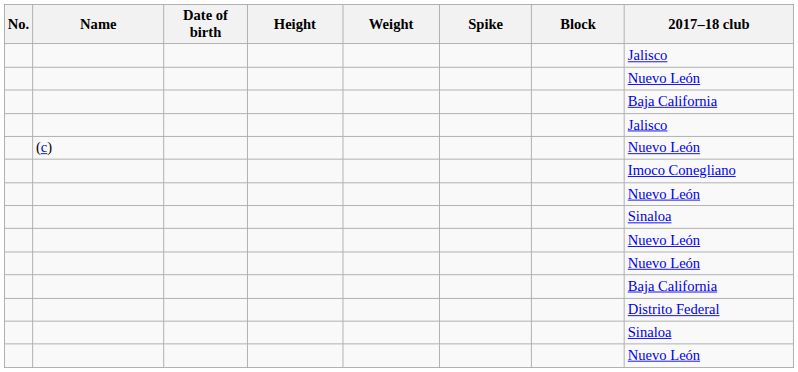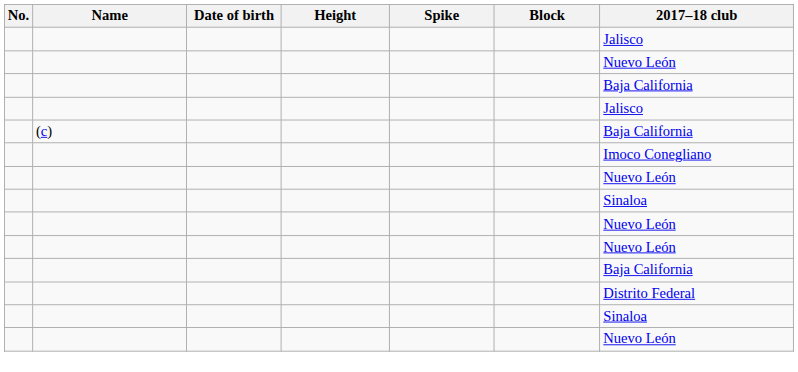- column: (391, 24)
(664, 147) Nuevo León -> (648, 131) Baja California
